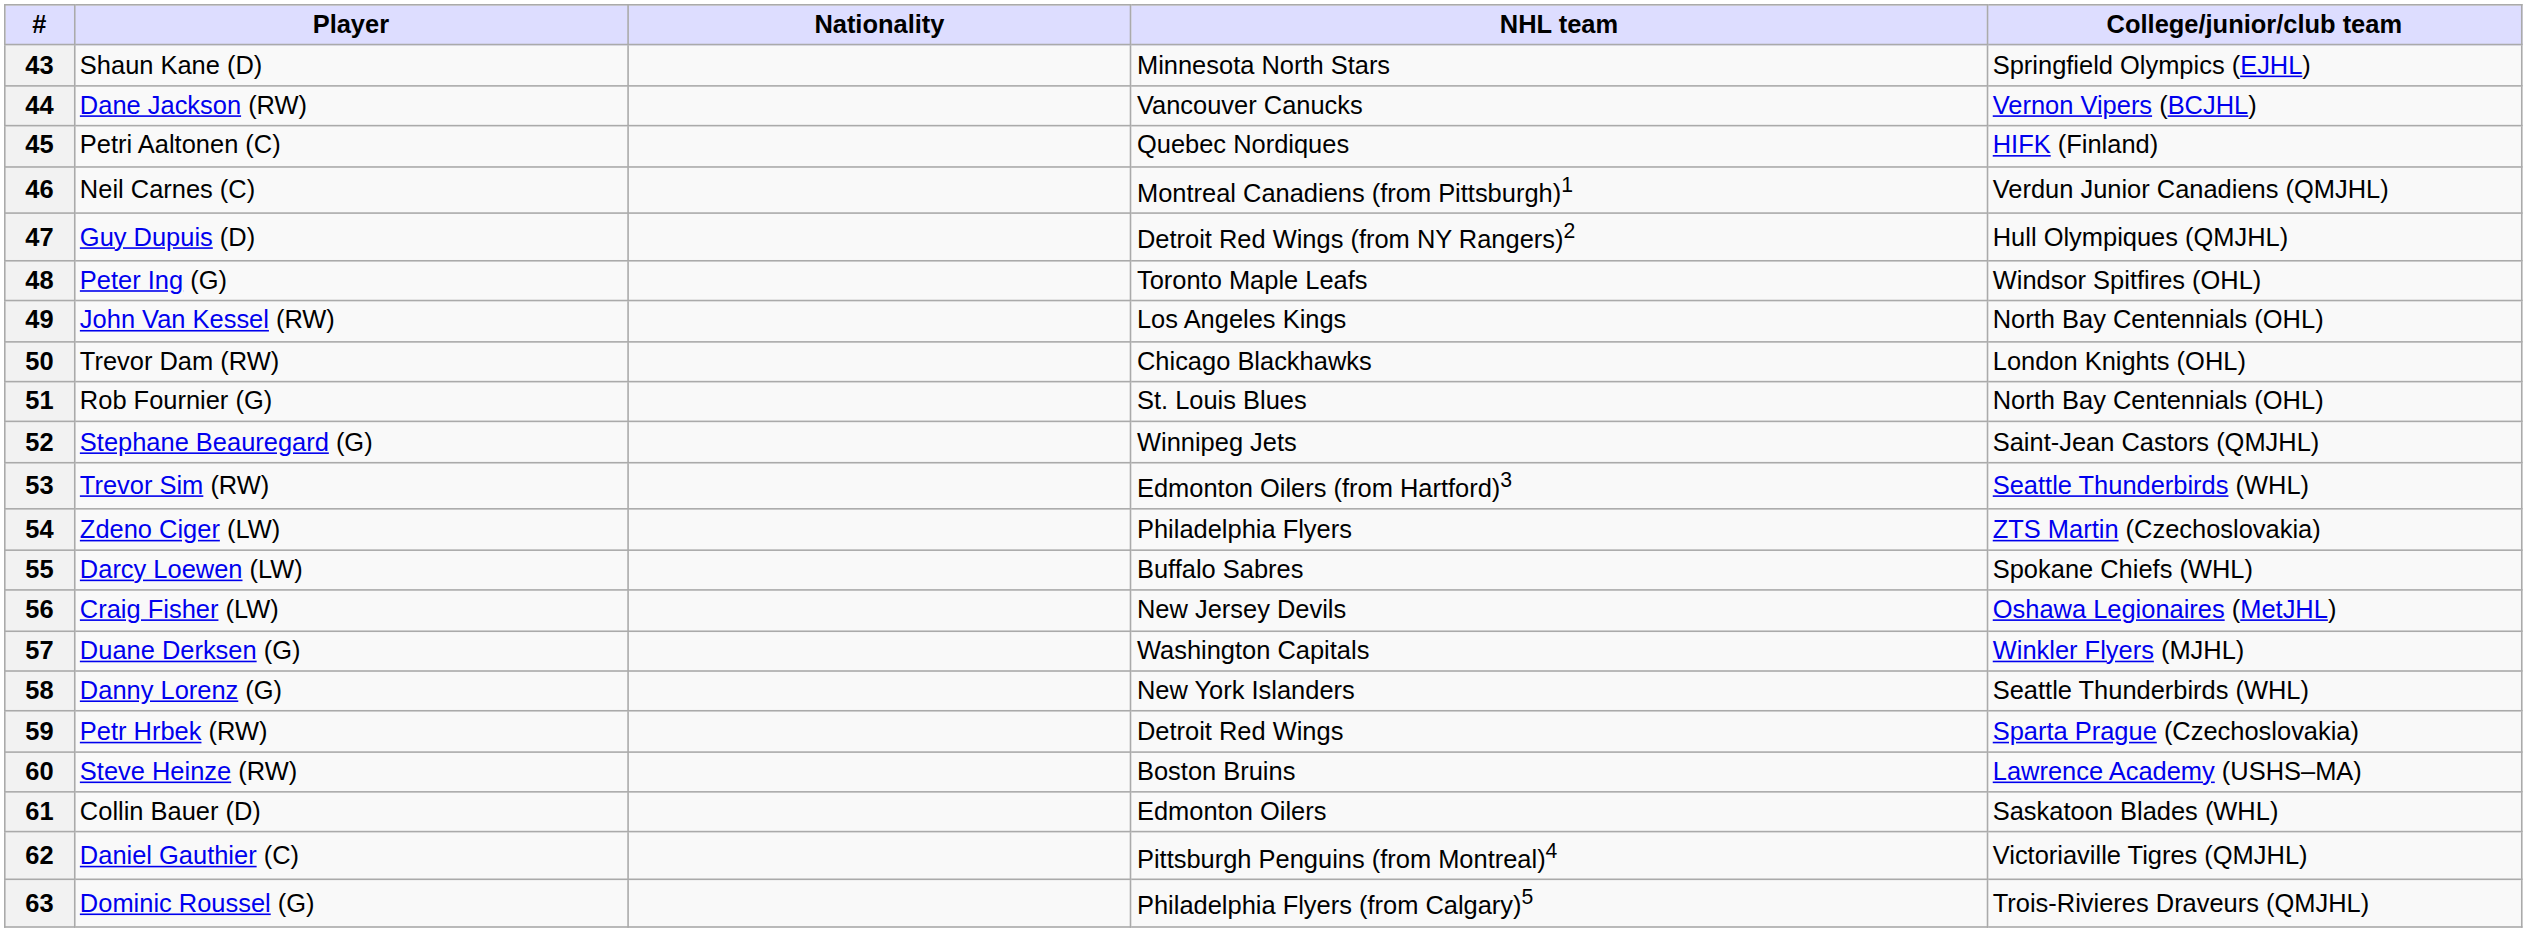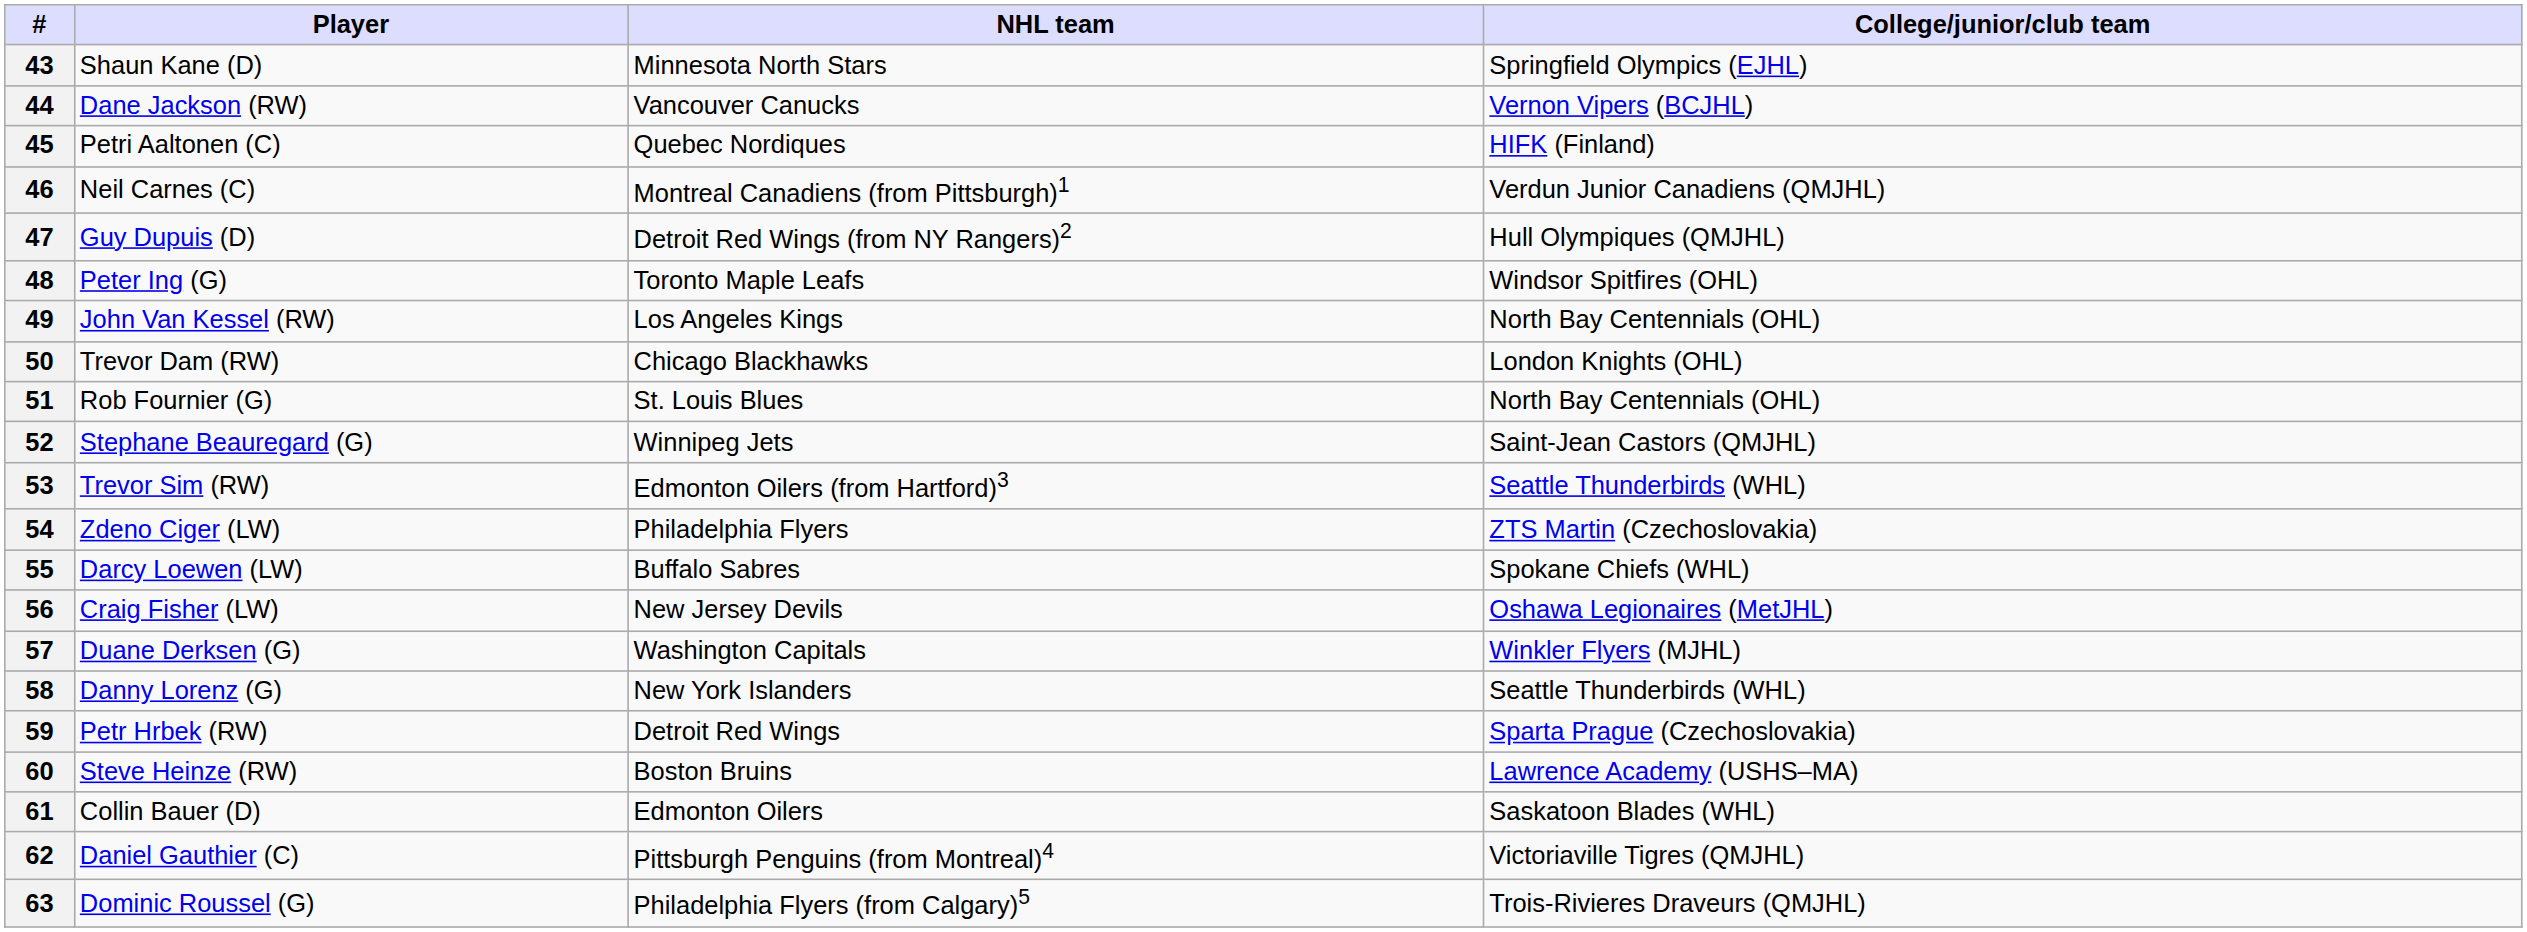- column: (879, 24)
